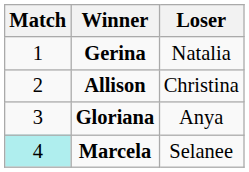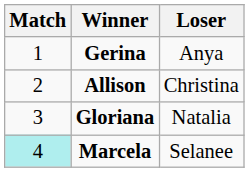(201, 53) Natalia -> (201, 53) Anya
(201, 118) Anya -> (201, 118) Natalia
